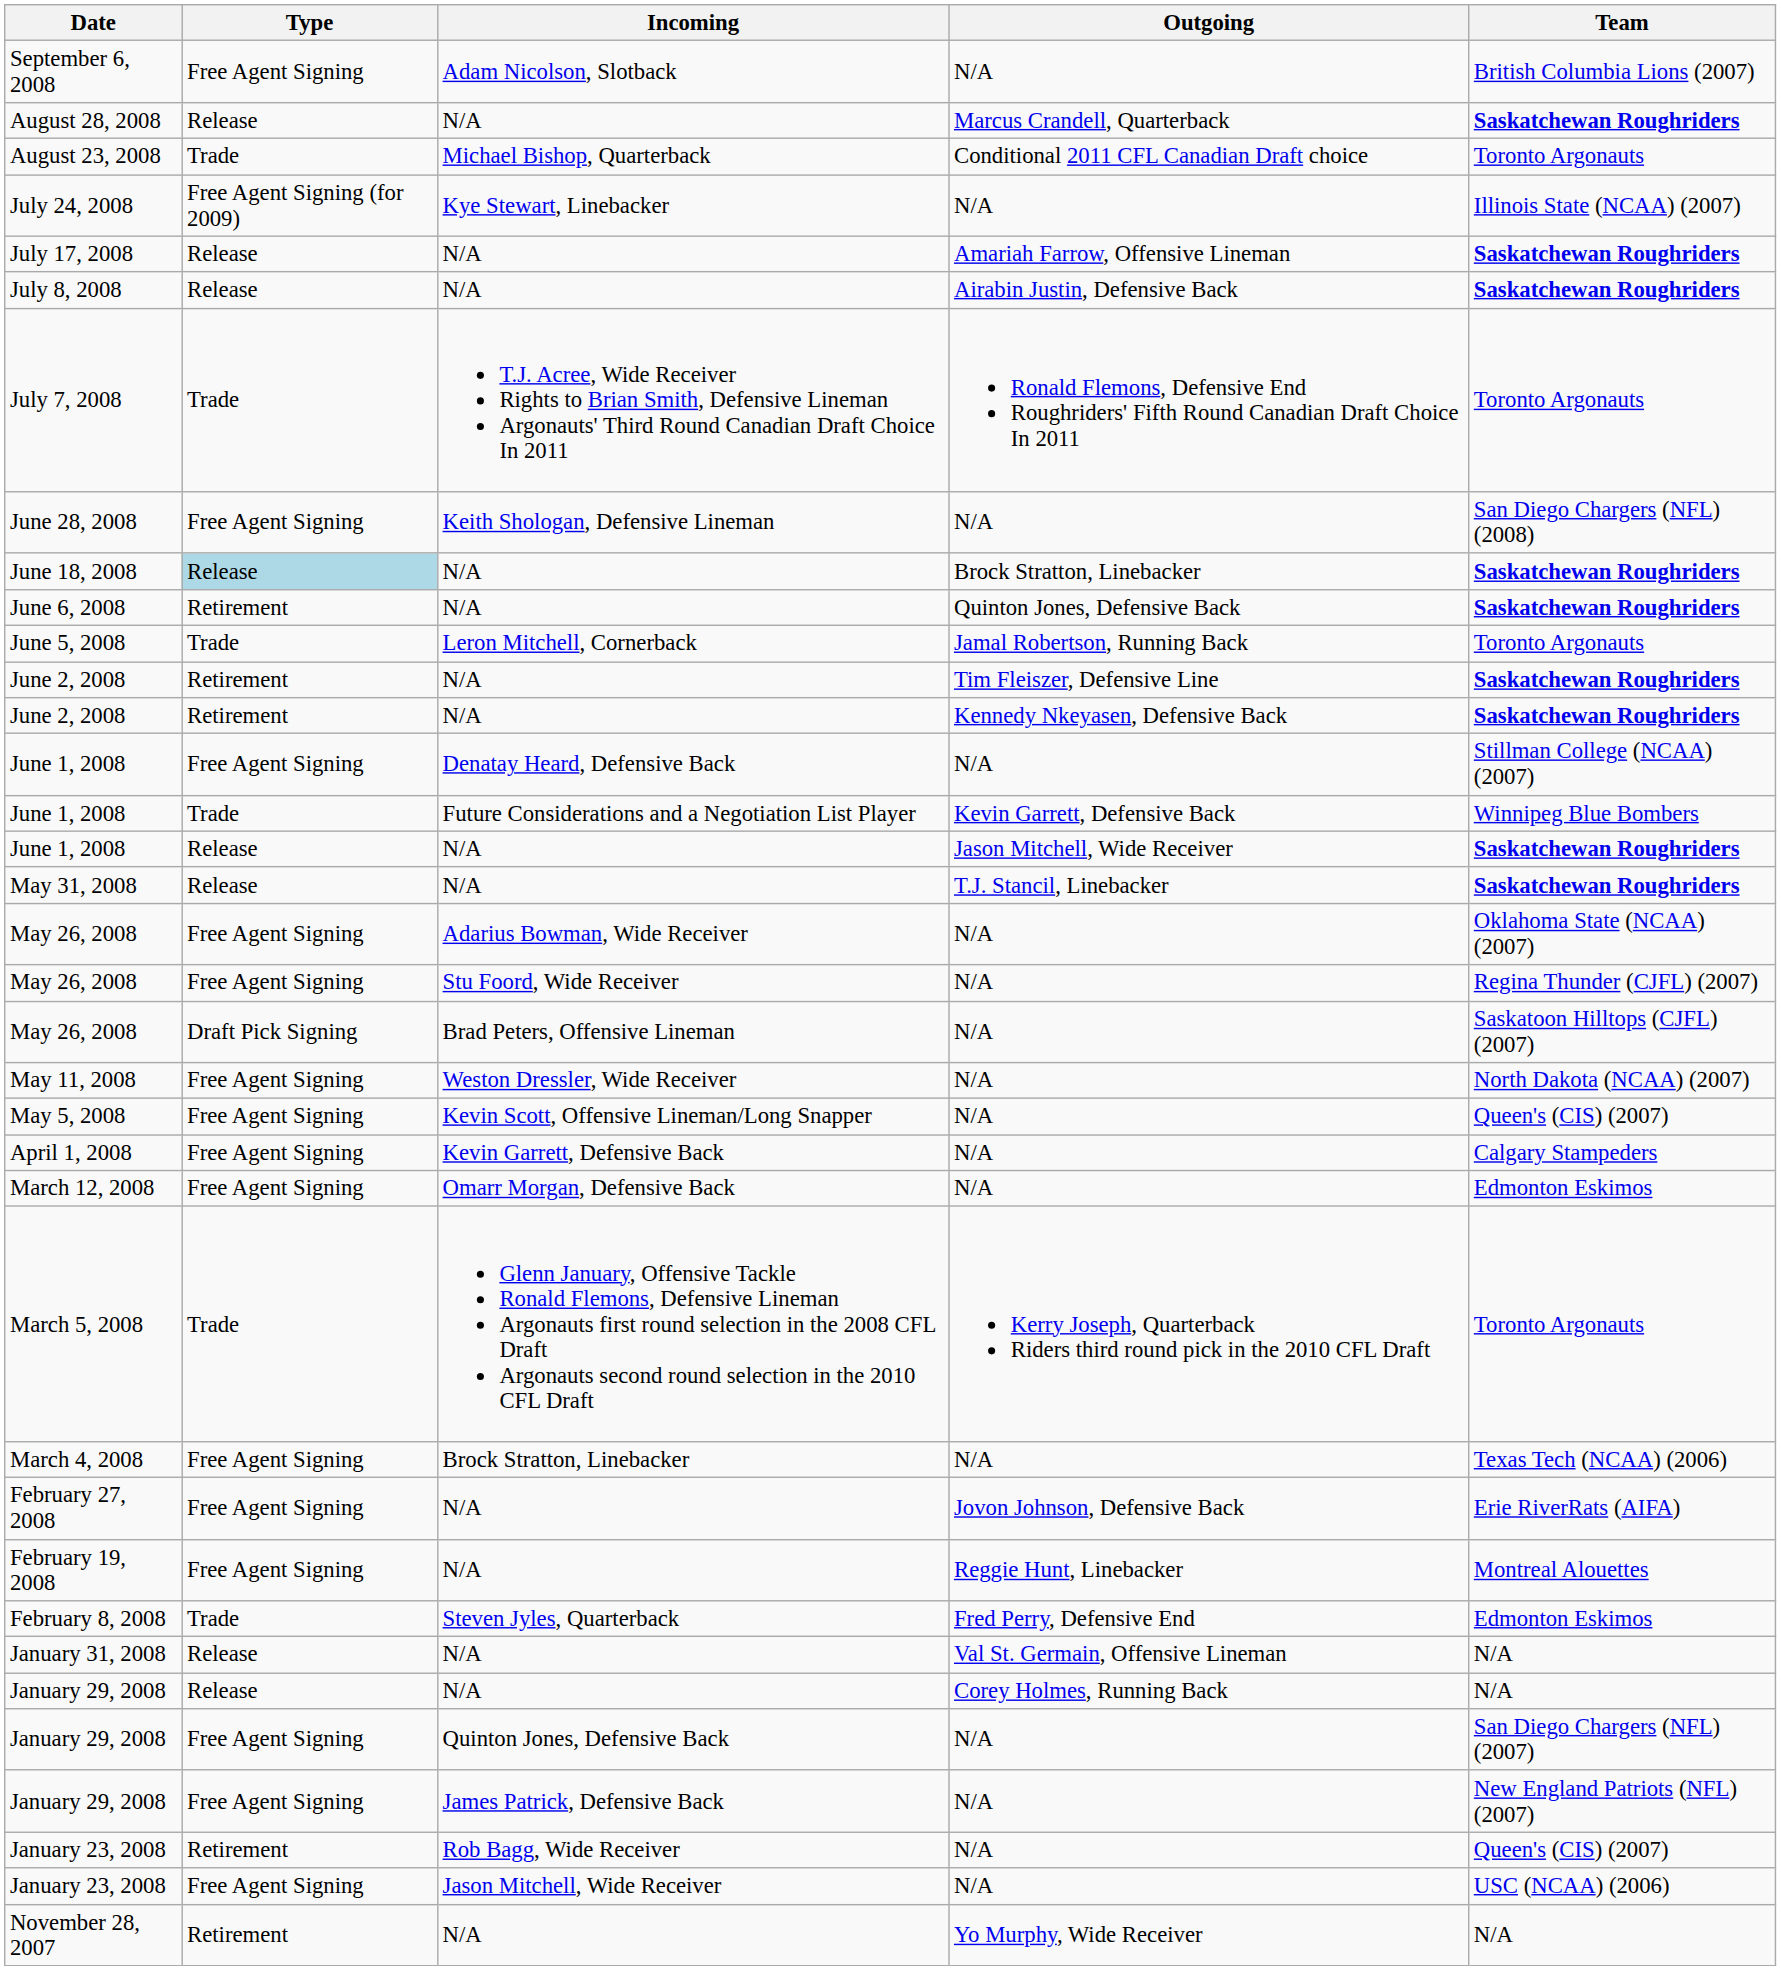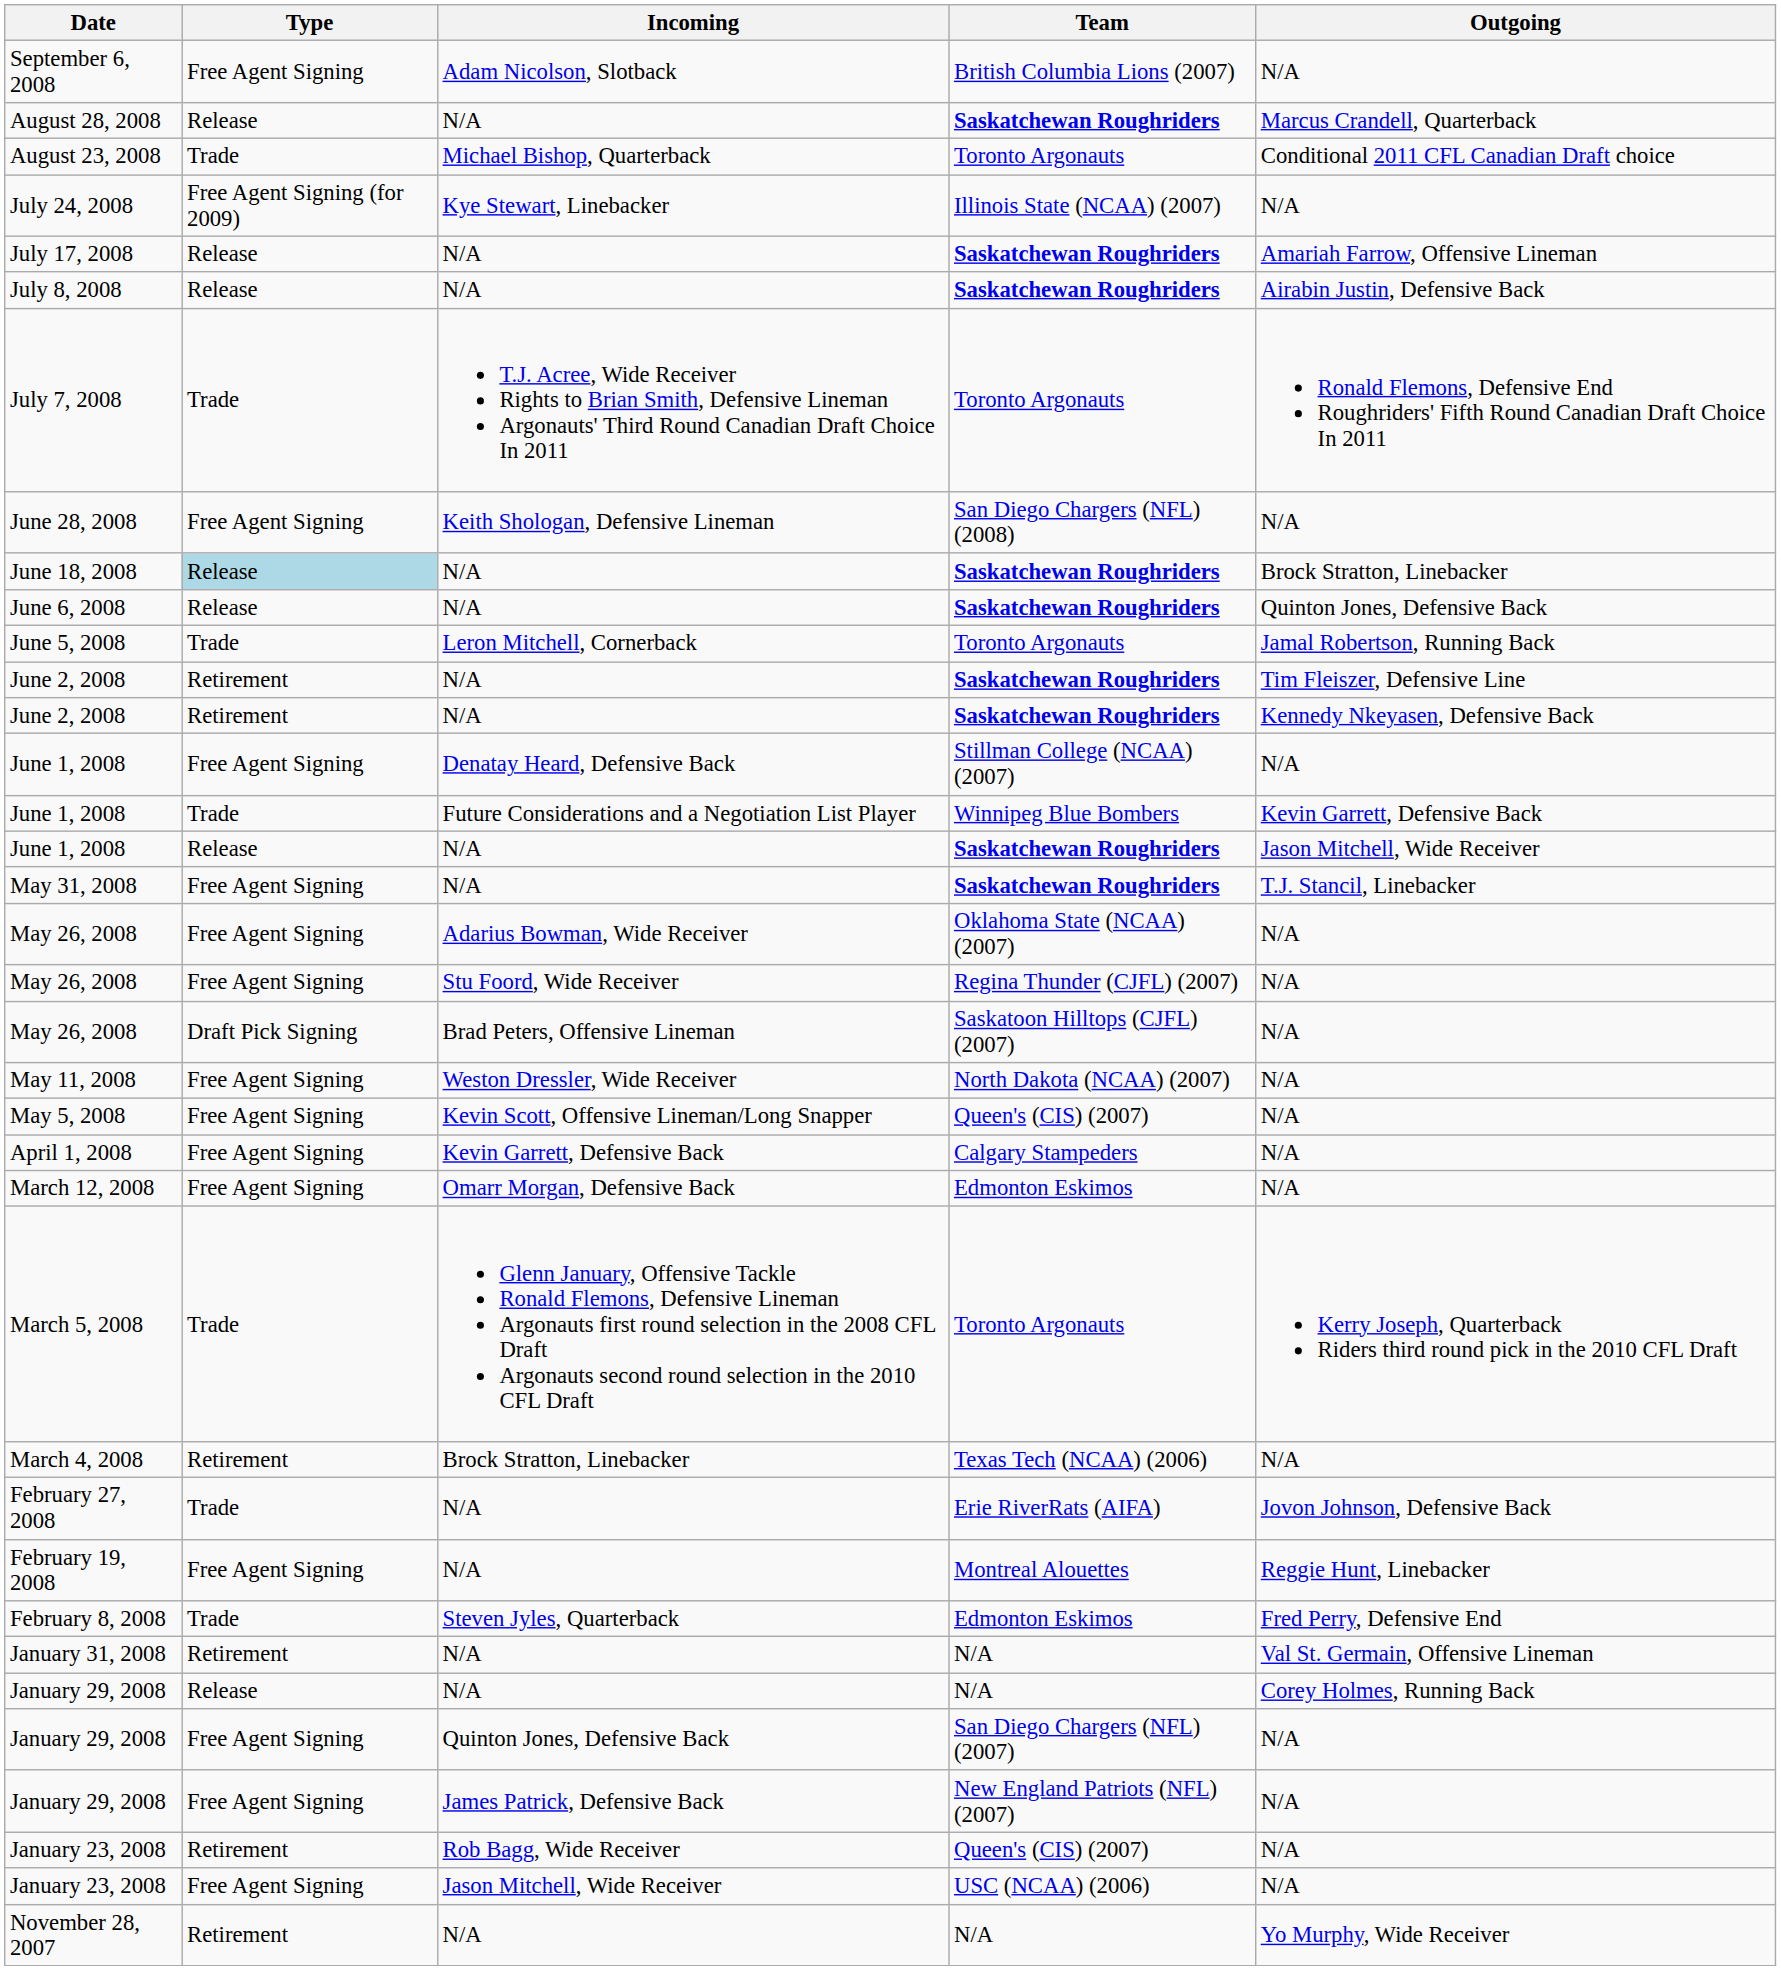columns swapped: (1209, 22) <-> (1622, 22)
(238, 607) Retirement -> (222, 607) Release
(222, 884) Release -> (275, 884) Free Agent Signing
(275, 1459) Free Agent Signing -> (238, 1459) Retirement
(275, 1508) Free Agent Signing -> (213, 1508) Trade
(222, 1654) Release -> (238, 1654) Retirement
